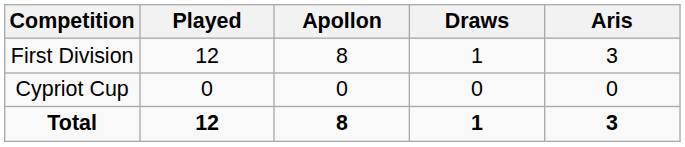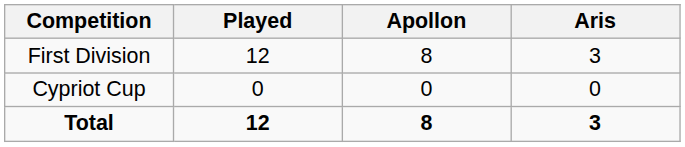- column: (477, 21)
